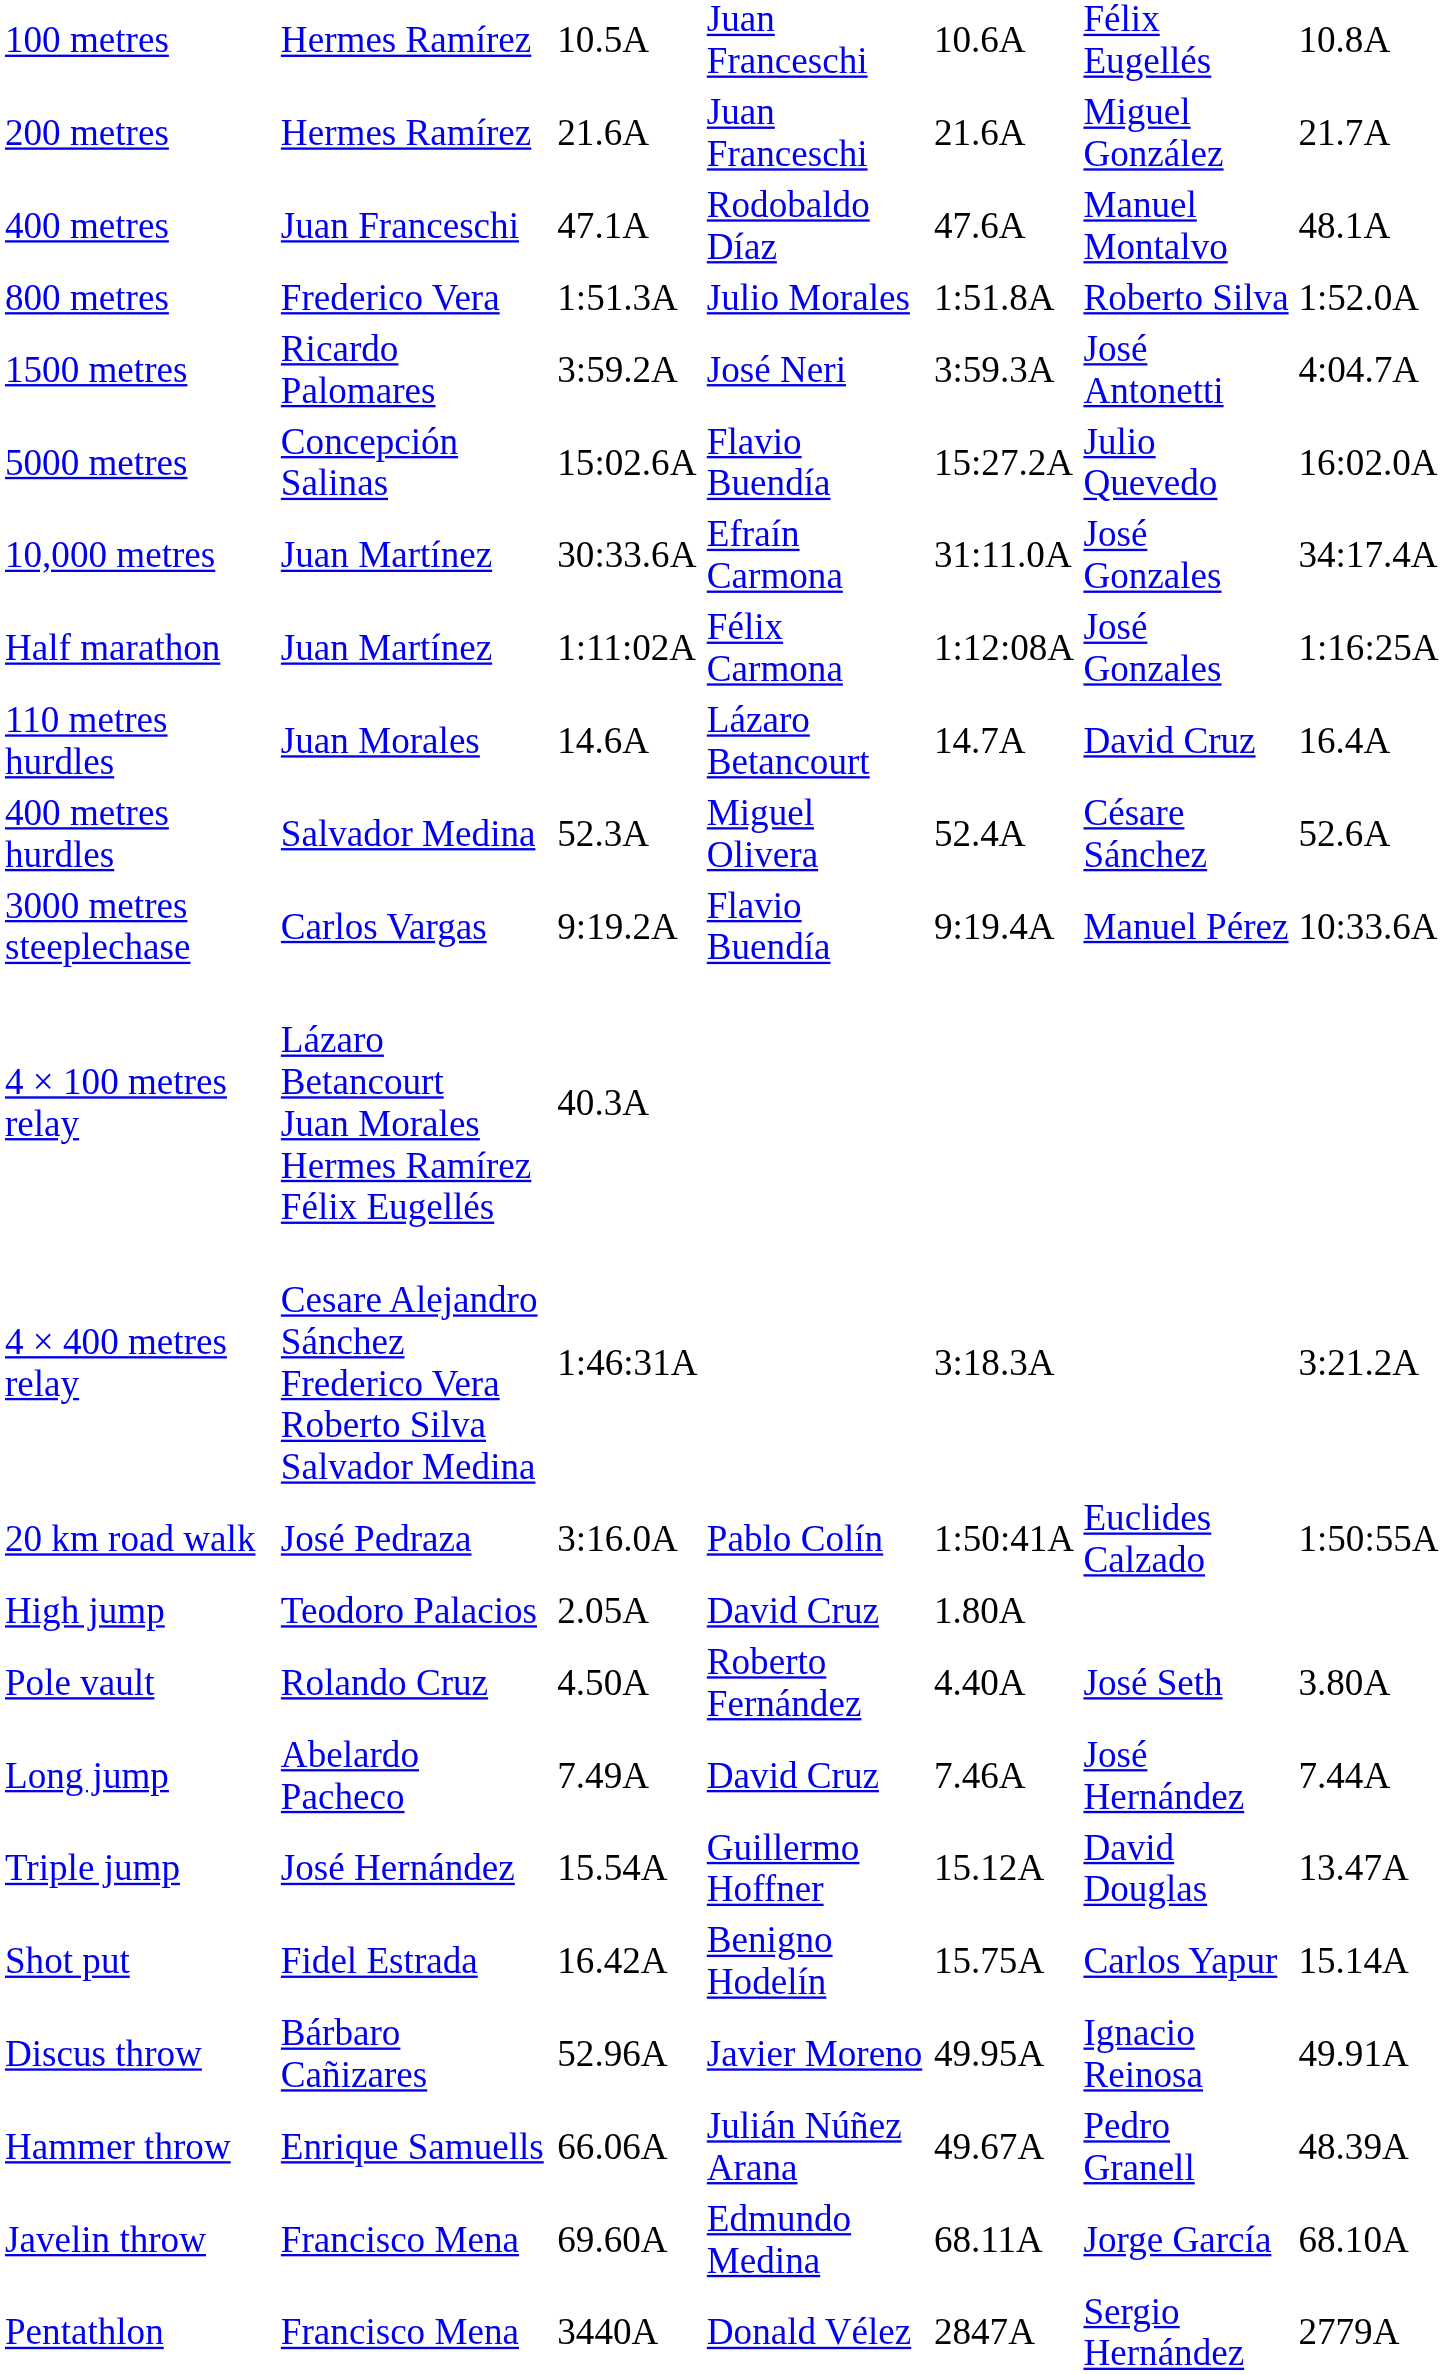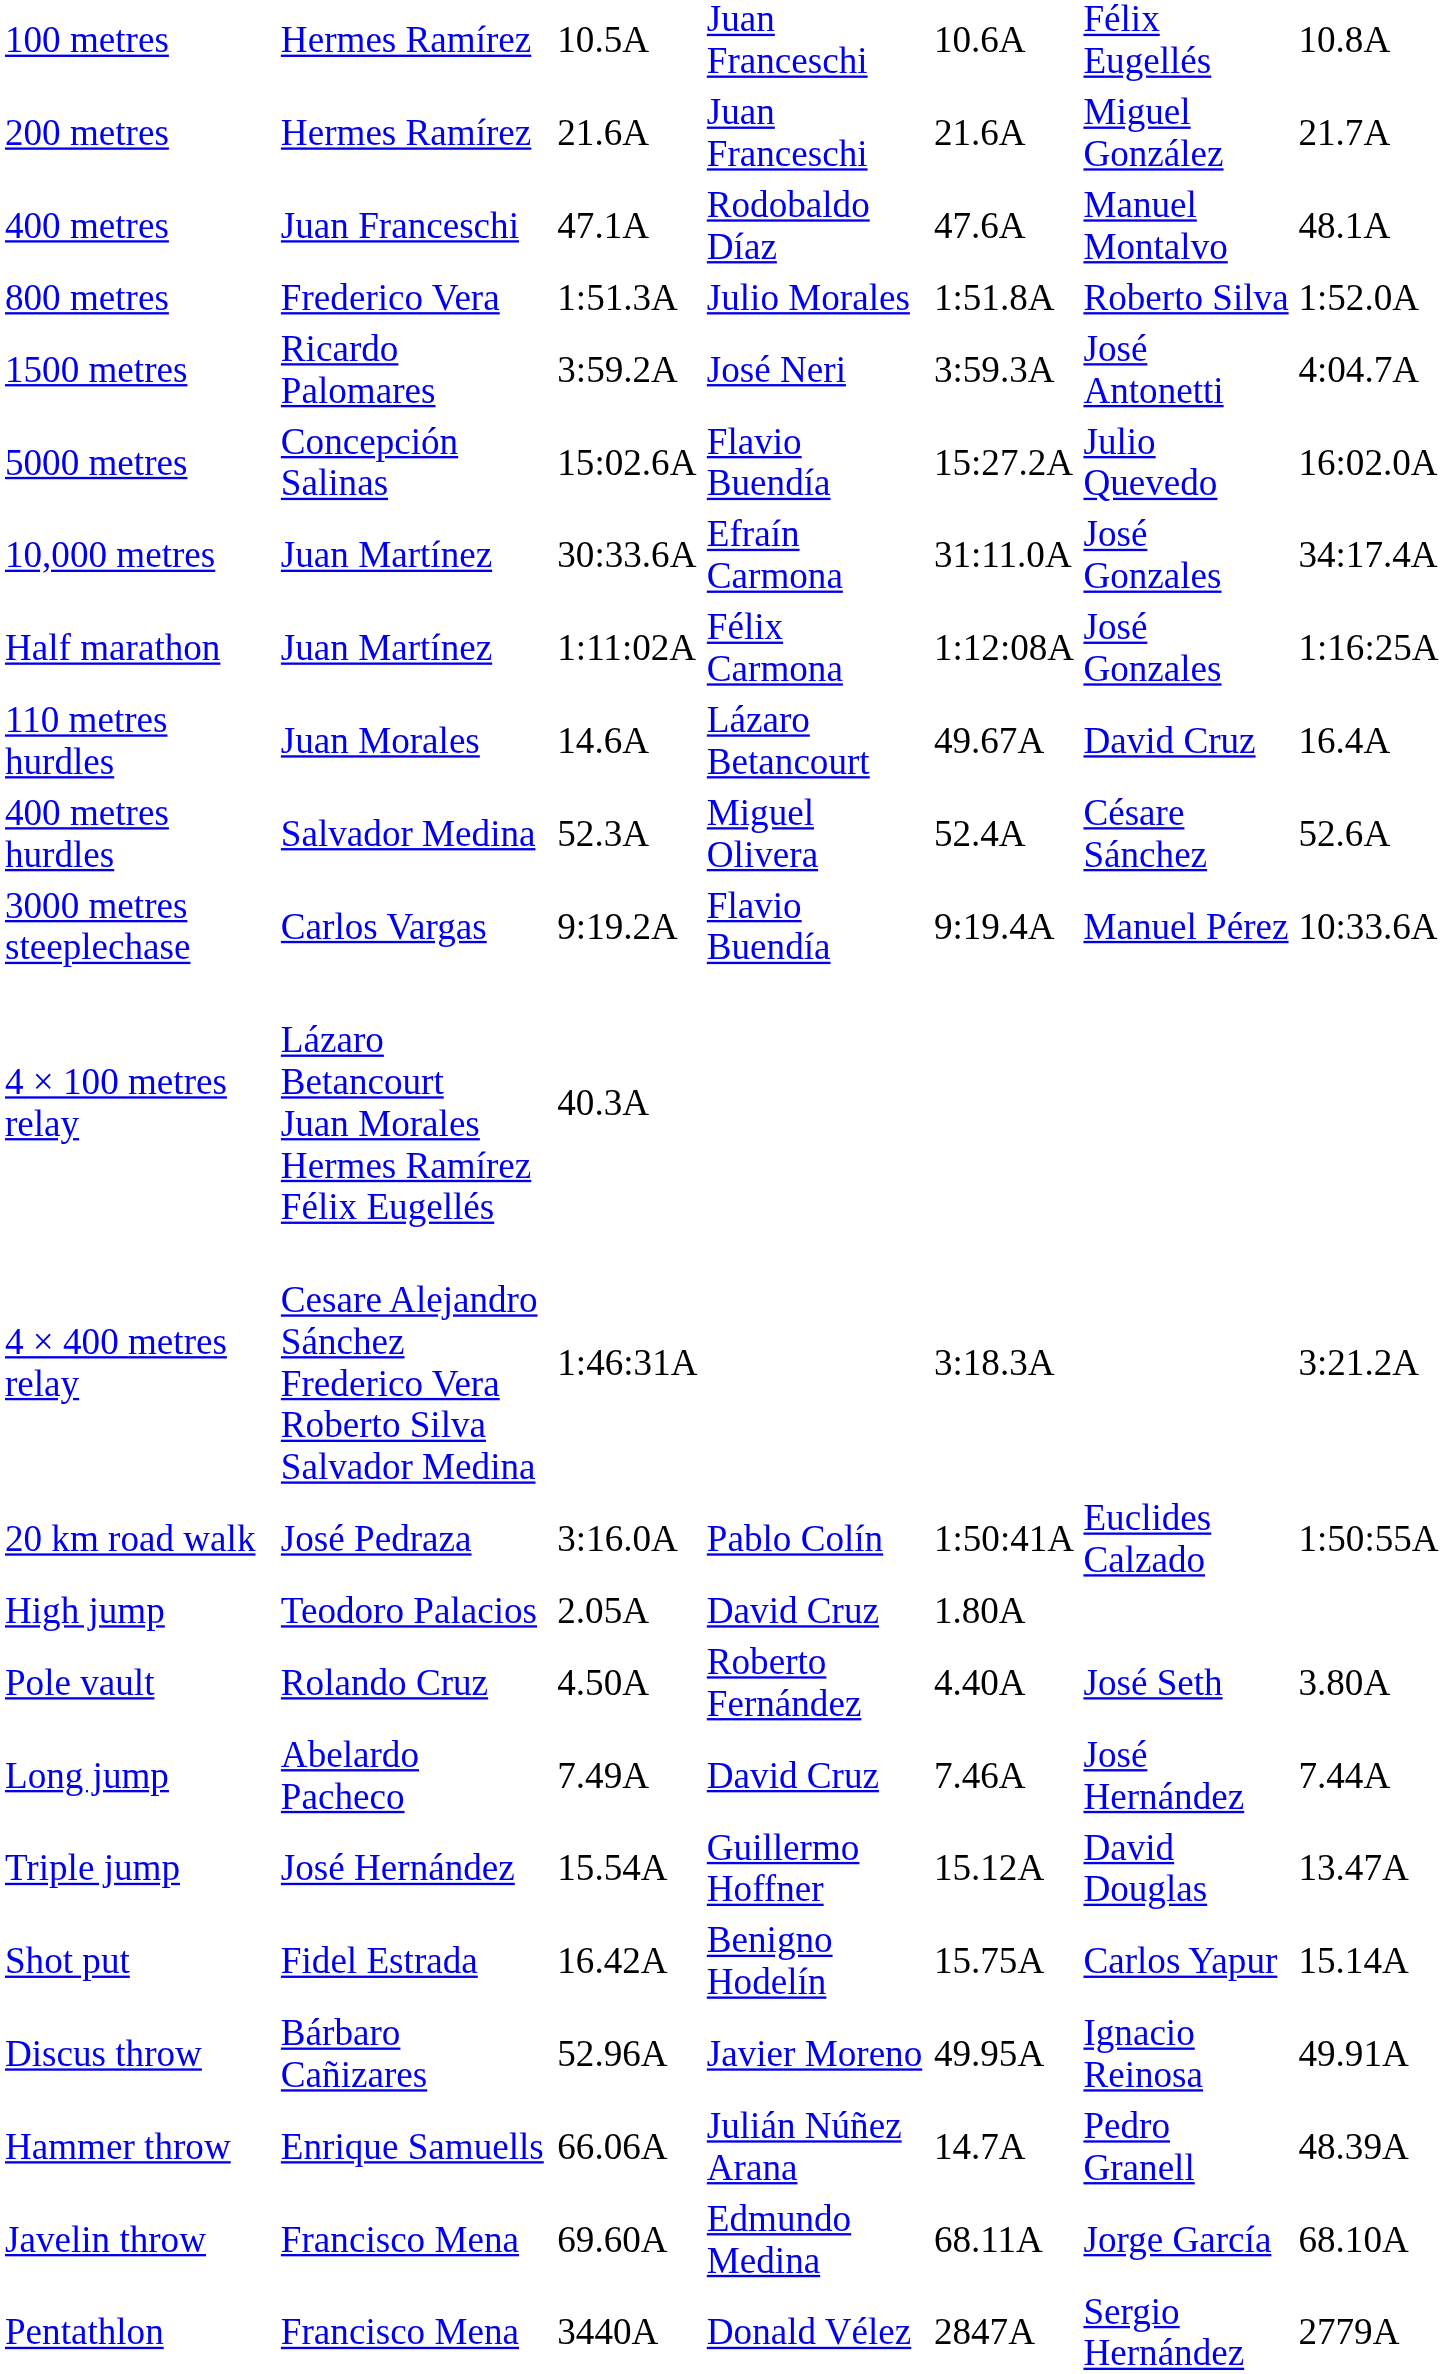(980, 740) 14.7A -> (989, 740) 49.67A
(989, 2146) 49.67A -> (980, 2146) 14.7A
